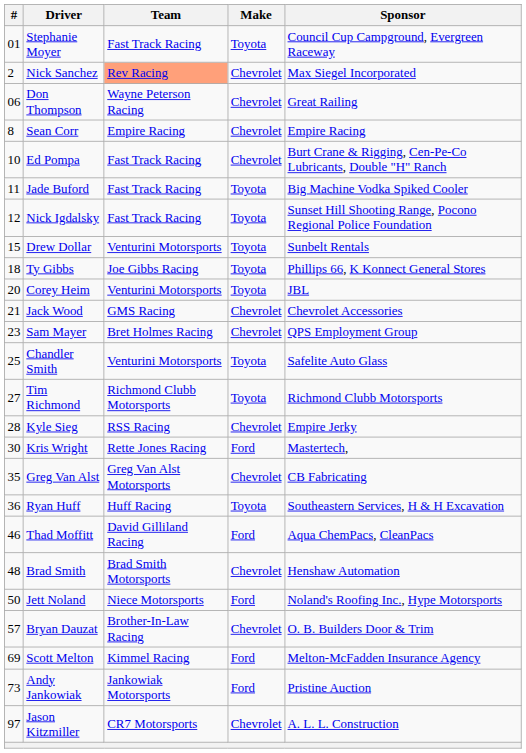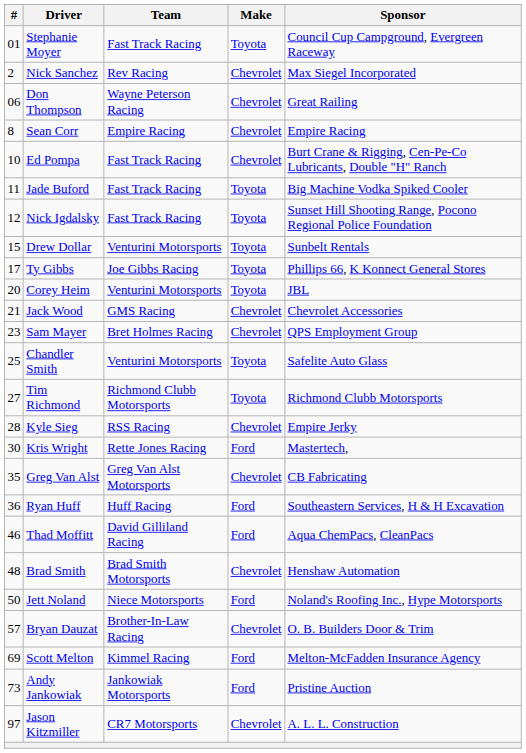(138, 73) lightsalmon background -> (138, 73) no background
(14, 268) 18 -> (14, 268) 17
(248, 505) Toyota -> (243, 505) Ford
